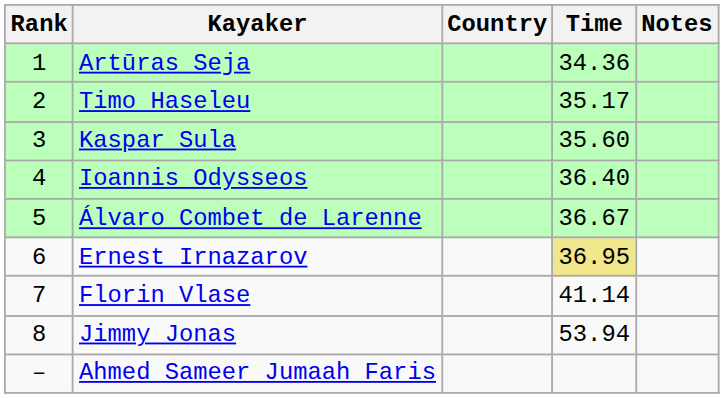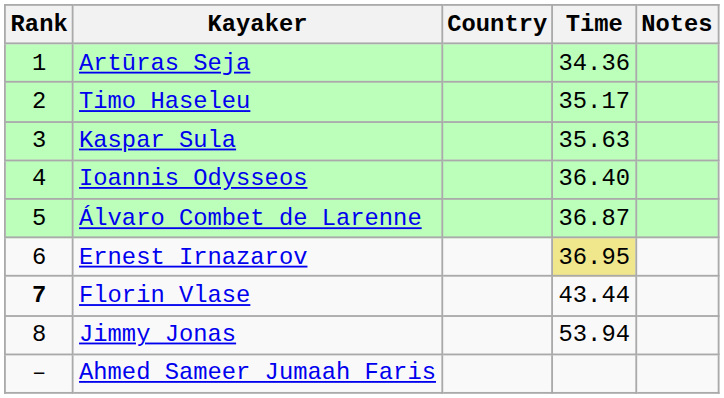(594, 141) 35.60 -> (594, 141) 35.63
(594, 218) 36.67 -> (594, 218) 36.87
(39, 296) normal -> (39, 296) bold
(594, 296) 41.14 -> (594, 296) 43.44
